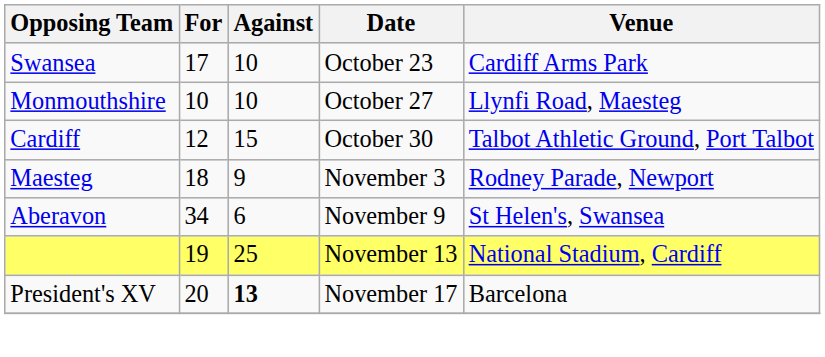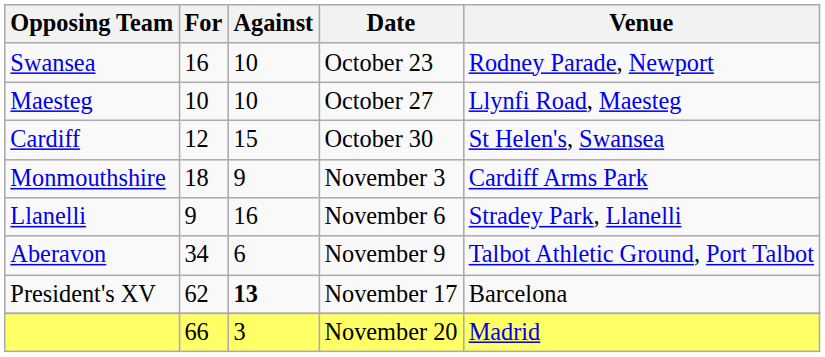(197, 62) 17 -> (197, 62) 16
(558, 62) Cardiff Arms Park -> (591, 62) Rodney Parade, Newport
(88, 100) Monmouthshire -> (52, 100) Maesteg
(641, 139) Talbot Athletic Ground, Port Talbot -> (566, 139) St Helen's, Swansea
(52, 178) Maesteg -> (88, 178) Monmouthshire
(591, 178) Rodney Parade, Newport -> (558, 178) Cardiff Arms Park
+ row: (385, 216)
(566, 216) St Helen's, Swansea -> (641, 255) Talbot Athletic Ground, Port Talbot
- row: (391, 255)
(197, 293) 20 -> (197, 293) 62
+ row: (391, 332)
